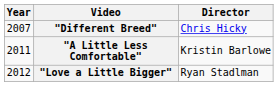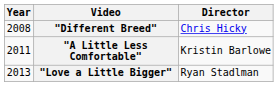(19, 29) 2007 -> (19, 29) 2008
(19, 73) 2012 -> (19, 73) 2013
